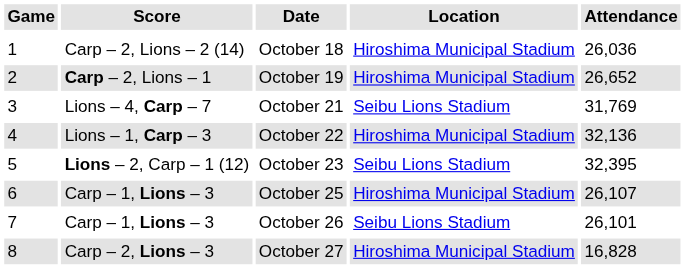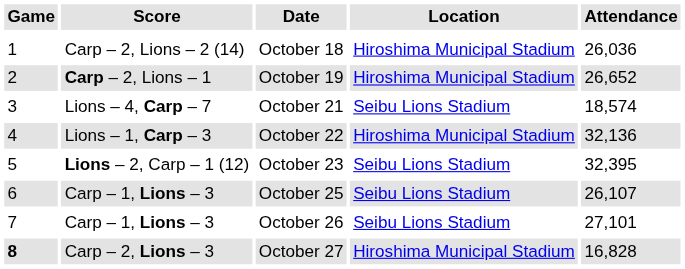(611, 106) 31,769 -> (611, 106) 18,574
(464, 193) Hiroshima Municipal Stadium -> (432, 193) Seibu Lions Stadium
(611, 222) 26,101 -> (611, 222) 27,101
(12, 251) normal -> (12, 251) bold
